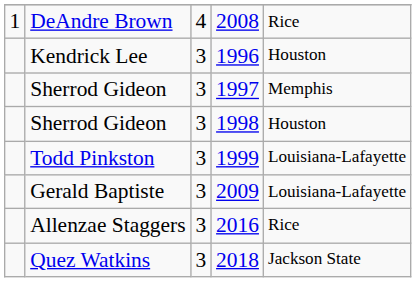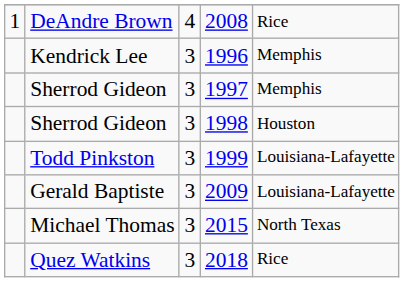(297, 55) Houston -> (289, 55) Memphis
+ row: (226, 225)
- row: (238, 225)
(314, 259) Jackson State -> (273, 259) Rice
